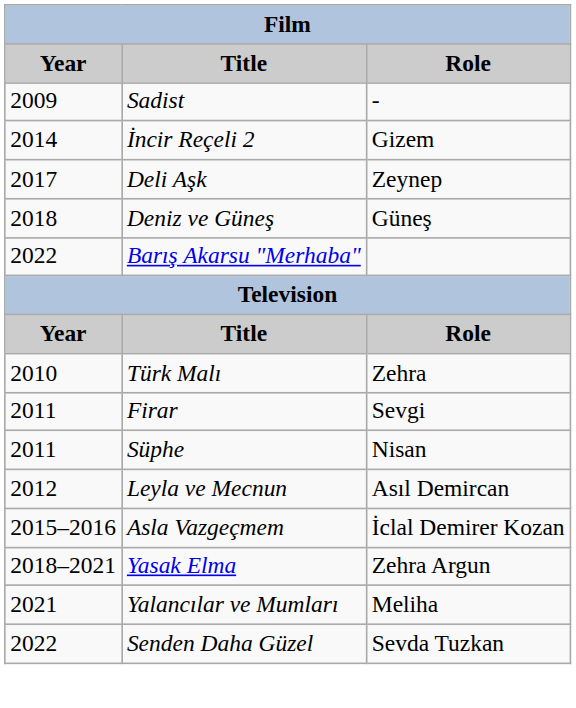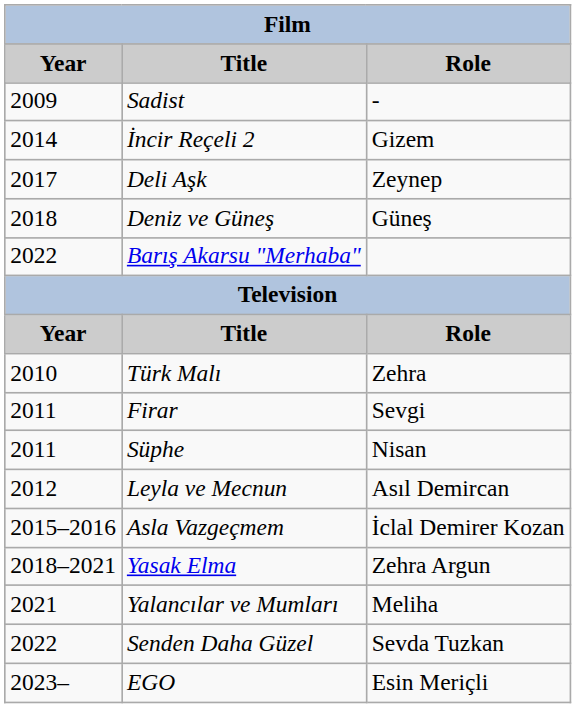+ row: (151, 682)
